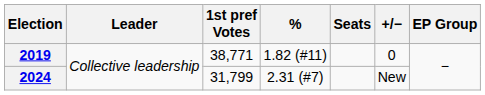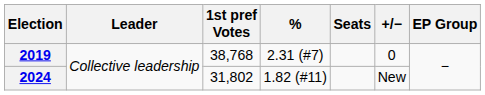(232, 54) 38,771 -> (232, 54) 38,768
(295, 54) 1.82 (#11) -> (295, 54) 2.31 (#7)
(232, 77) 31,799 -> (232, 77) 31,802
(295, 77) 2.31 (#7) -> (295, 77) 1.82 (#11)
